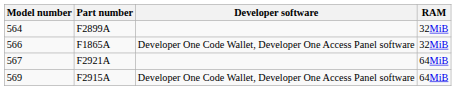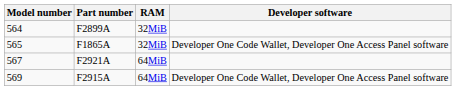columns swapped: (434, 12) <-> (276, 12)
(14, 45) 566 -> (14, 45) 565
